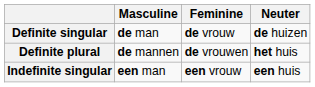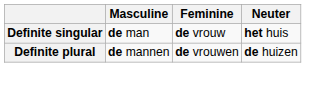(280, 33) de huizen -> (266, 33) het huis
(276, 52) het huis -> (271, 52) de huizen
- row: (60, 71)
